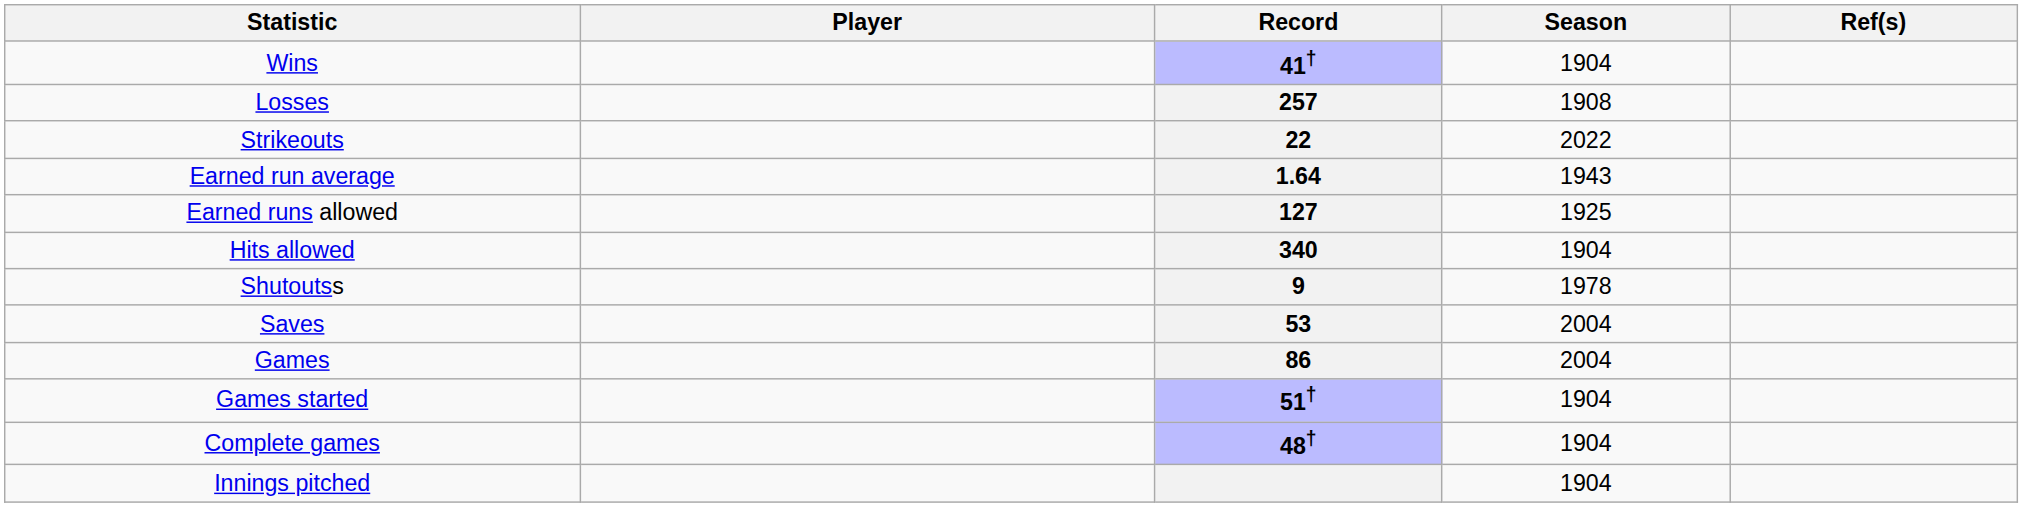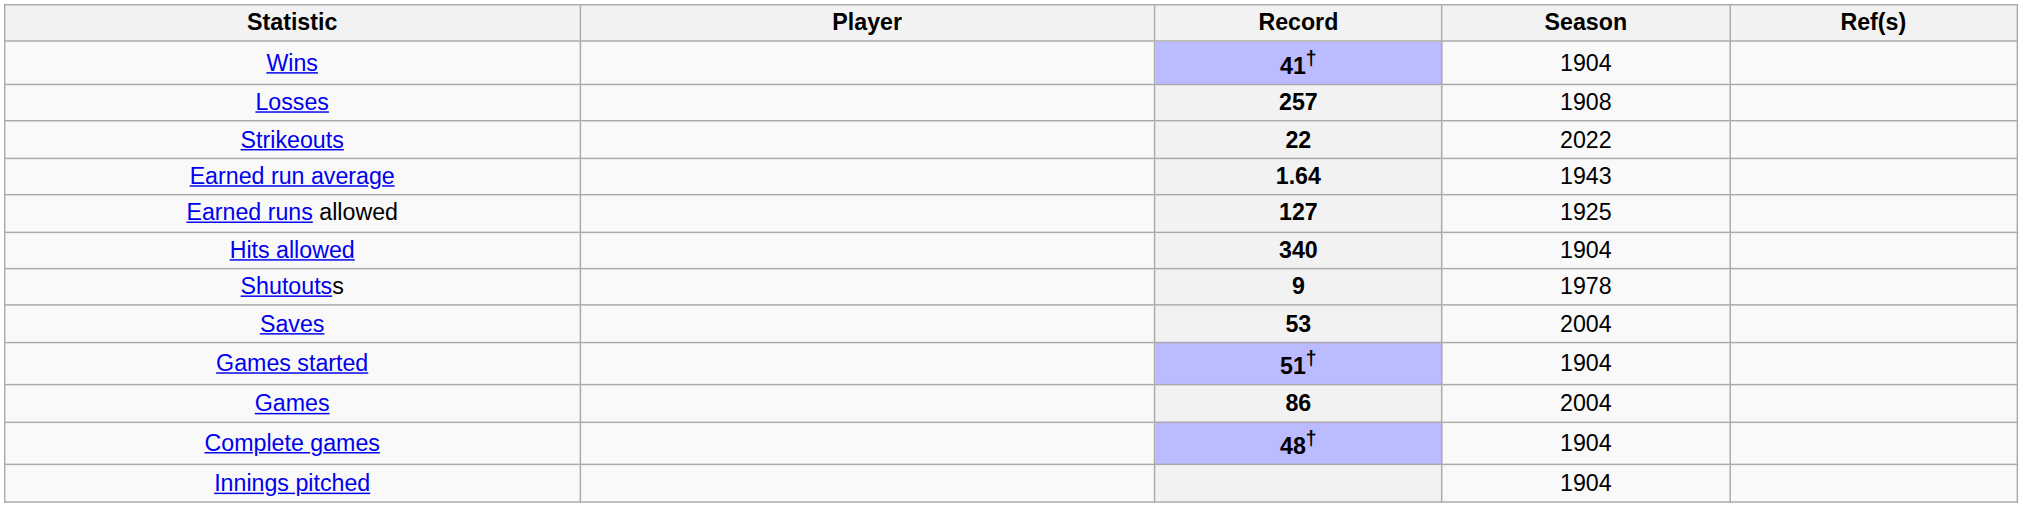rows swapped: (292, 360) <-> (292, 400)
